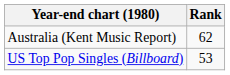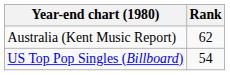(206, 59) 53 -> (206, 59) 54
